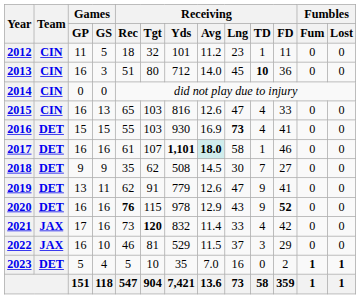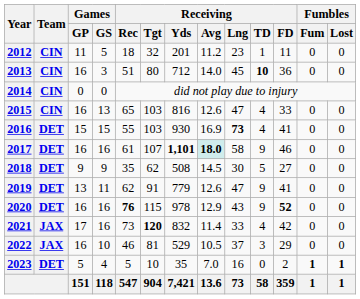(181, 52) 101 -> (181, 52) 201
(262, 149) 1 -> (262, 149) 9
(262, 168) 7 -> (262, 168) 5
(211, 245) 11.5 -> (211, 245) 10.5
